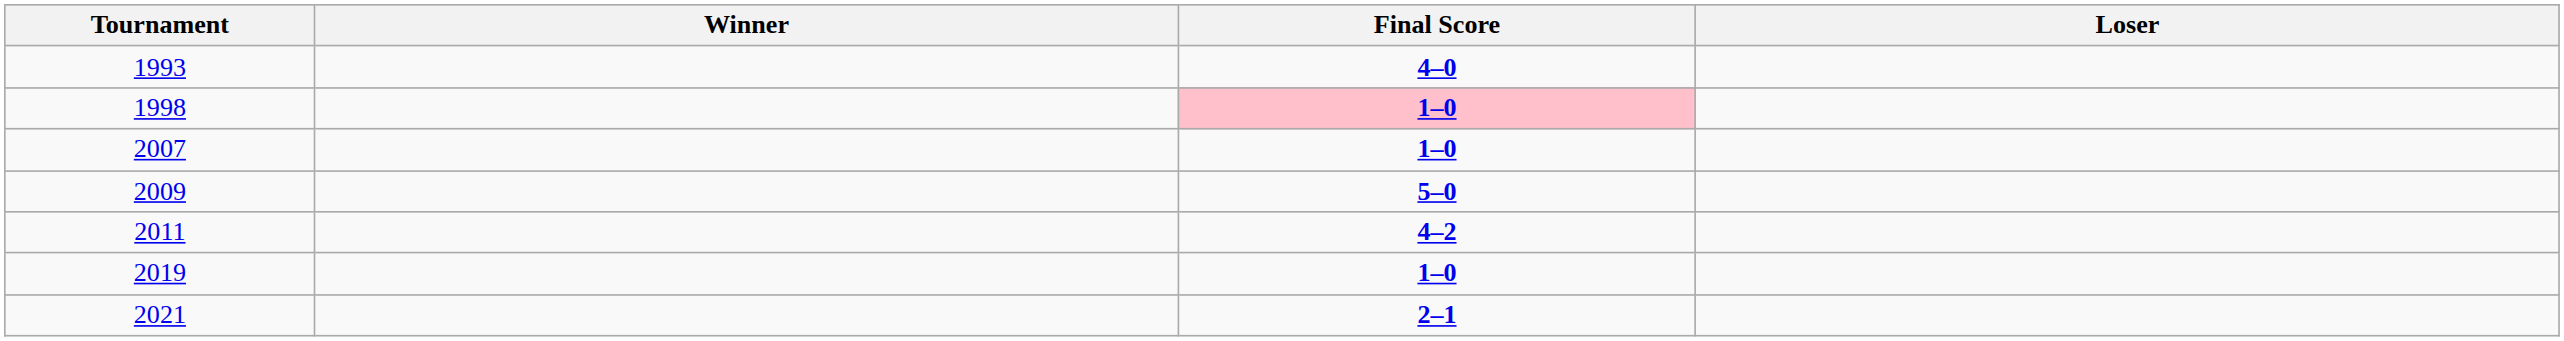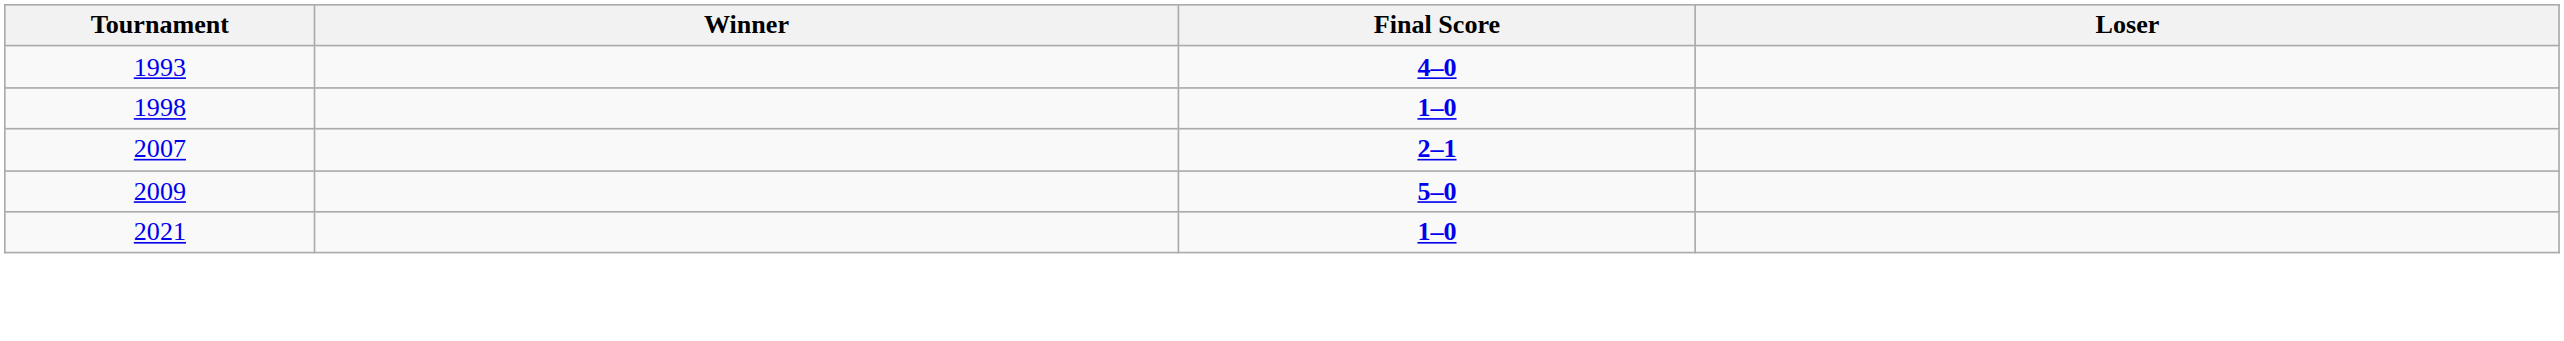(1437, 107) pink background -> (1437, 107) no background
(1437, 149) 1–0 -> (1437, 149) 2–1
- row: (160, 231)
- row: (160, 273)
(1437, 314) 2–1 -> (1437, 231) 1–0
